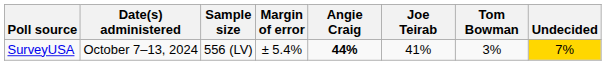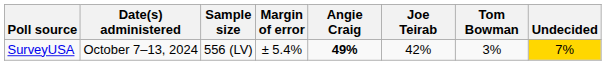(345, 50) 44% -> (345, 50) 49%
(418, 50) 41% -> (418, 50) 42%
